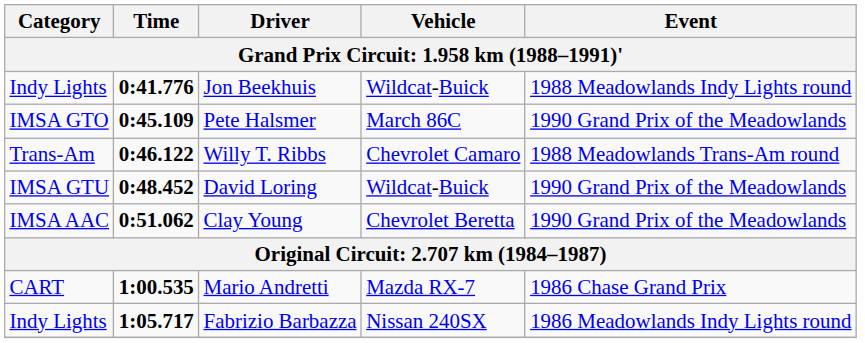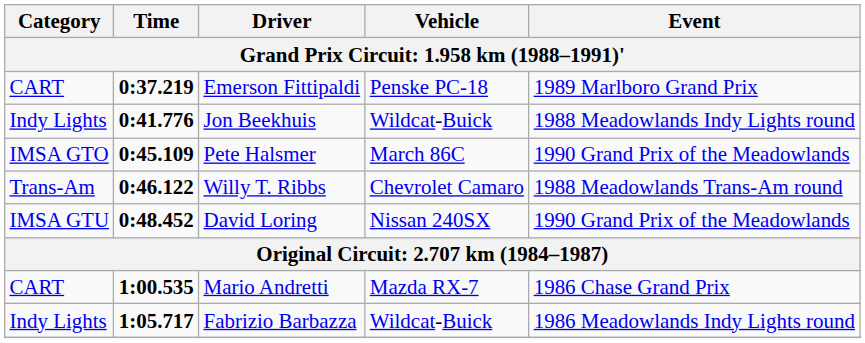+ row: (282, 87)
(427, 187) Wildcat-Buick -> (430, 220) Nissan 240SX
- row: (253, 220)
(426, 320) Nissan 240SX -> (431, 320) Wildcat-Buick
